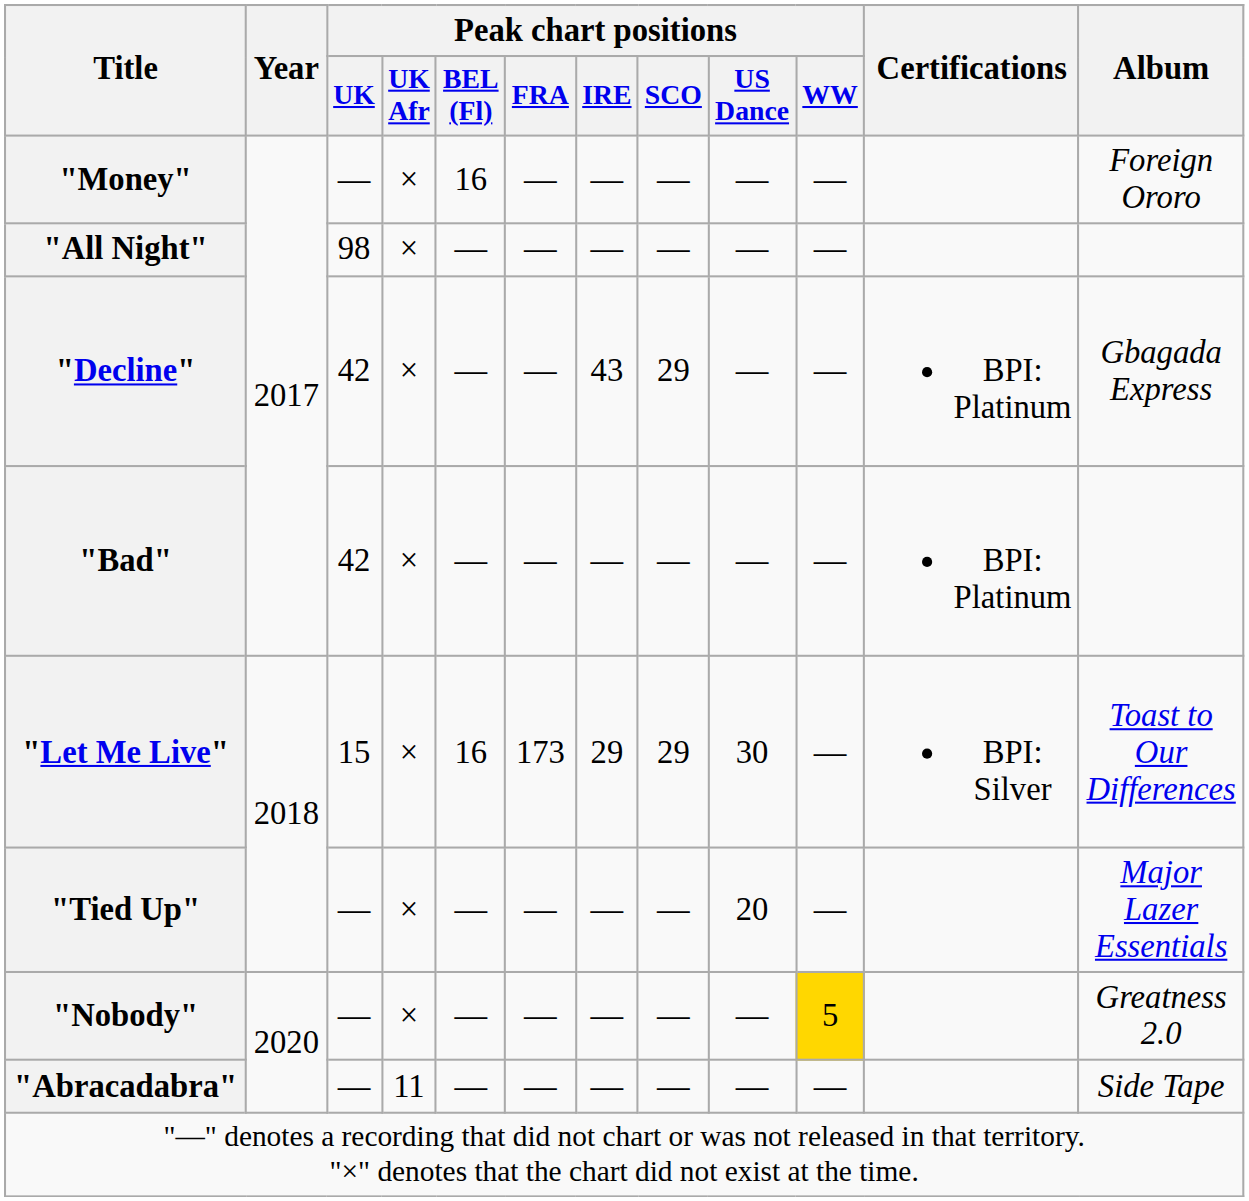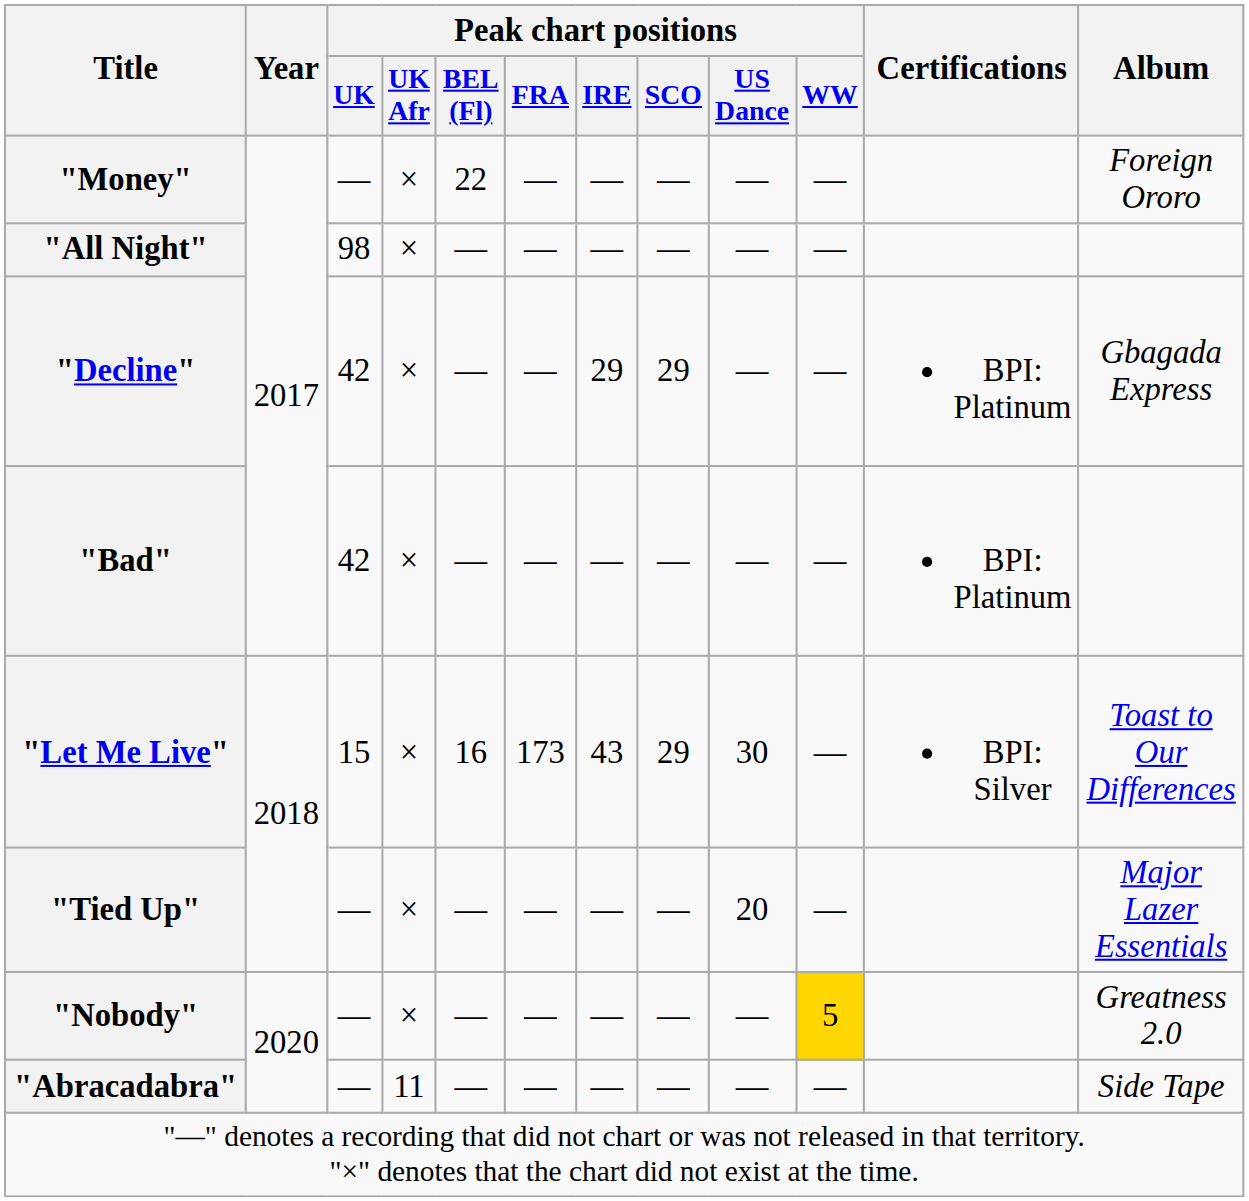(471, 178) 16 -> (471, 178) 22
(607, 370) 43 -> (607, 370) 29
(607, 751) 29 -> (607, 751) 43
